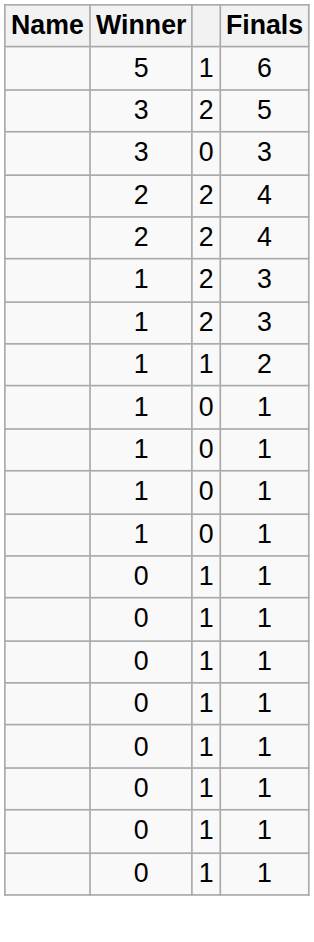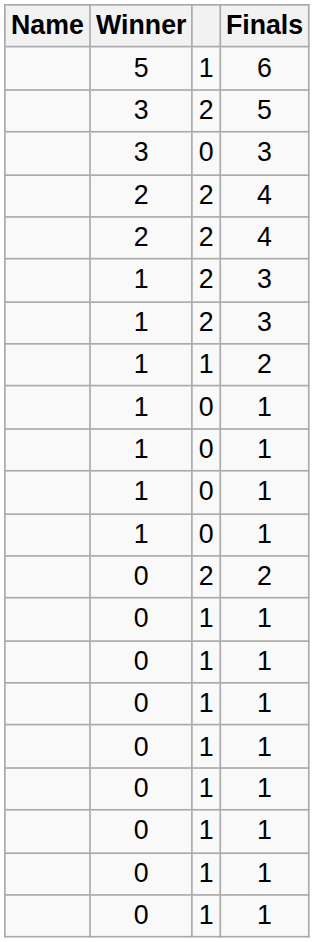+ row: (141, 576)
